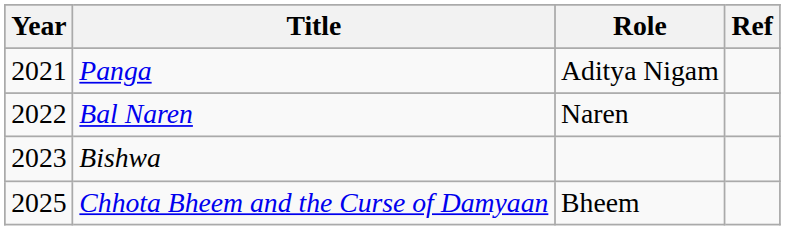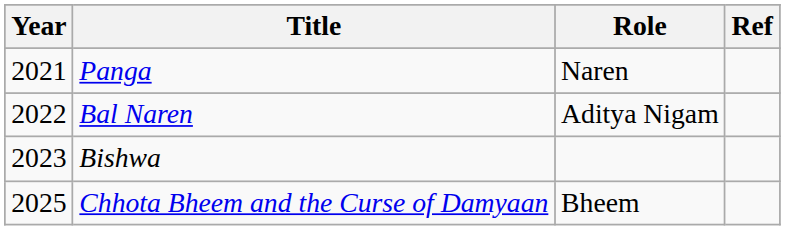(640, 70) Aditya Nigam -> (595, 70) Naren
(595, 114) Naren -> (640, 114) Aditya Nigam
